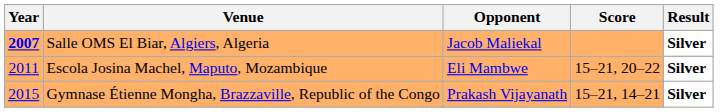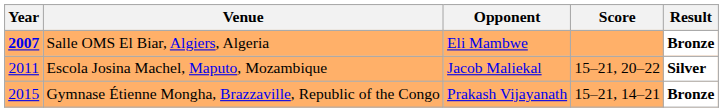(494, 43) Jacob Maliekal -> (487, 43) Eli Mambwe
(687, 43) Silver -> (691, 43) Bronze
(487, 69) Eli Mambwe -> (494, 69) Jacob Maliekal
(687, 94) Silver -> (691, 94) Bronze
